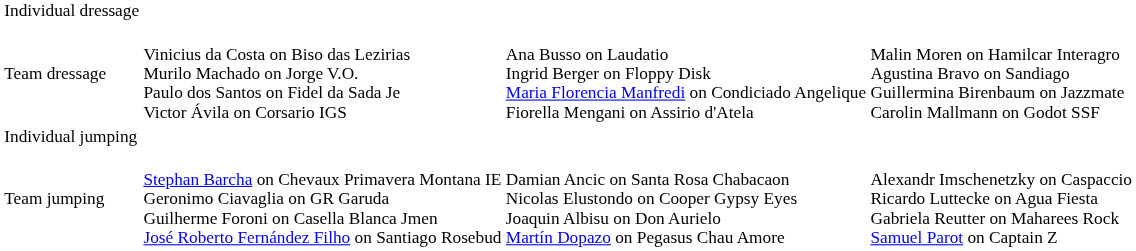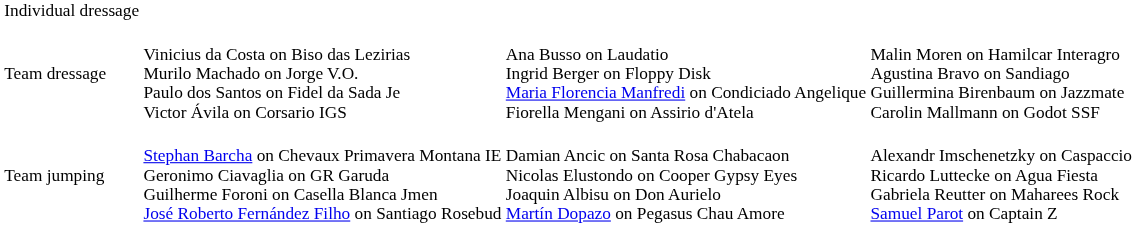- row: (71, 136)
